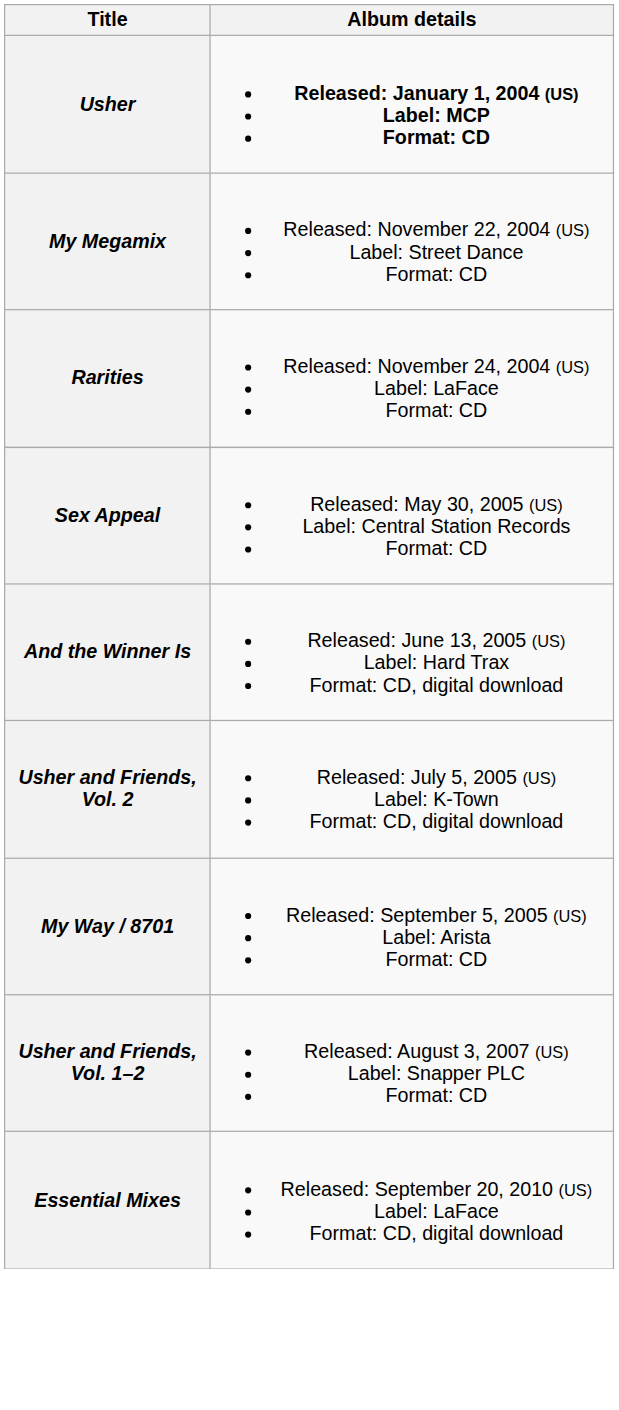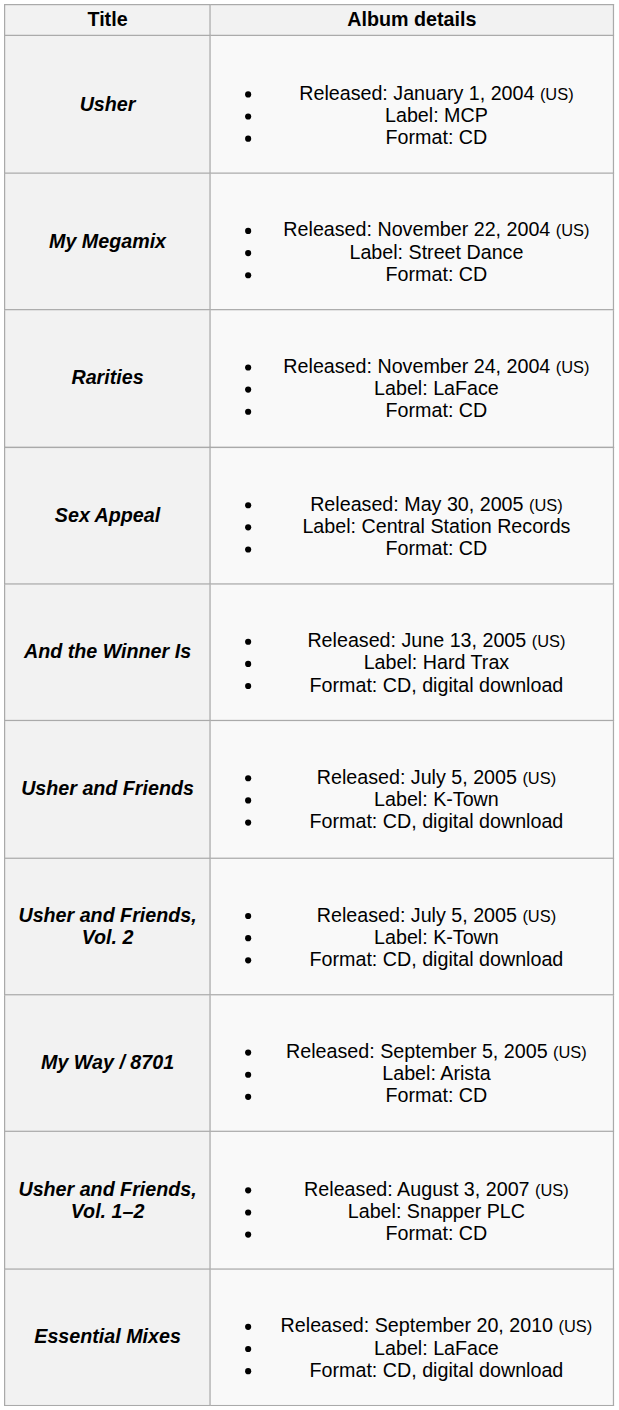(412, 115) bold -> (412, 115) normal
+ row: (108, 789)
